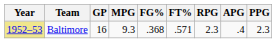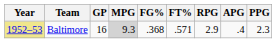(129, 29) no background -> (129, 29) lightgrey background
(212, 29) 2.3 -> (212, 29) 2.9
